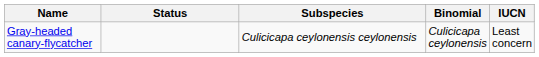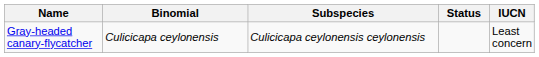columns swapped: (458, 13) <-> (170, 13)
